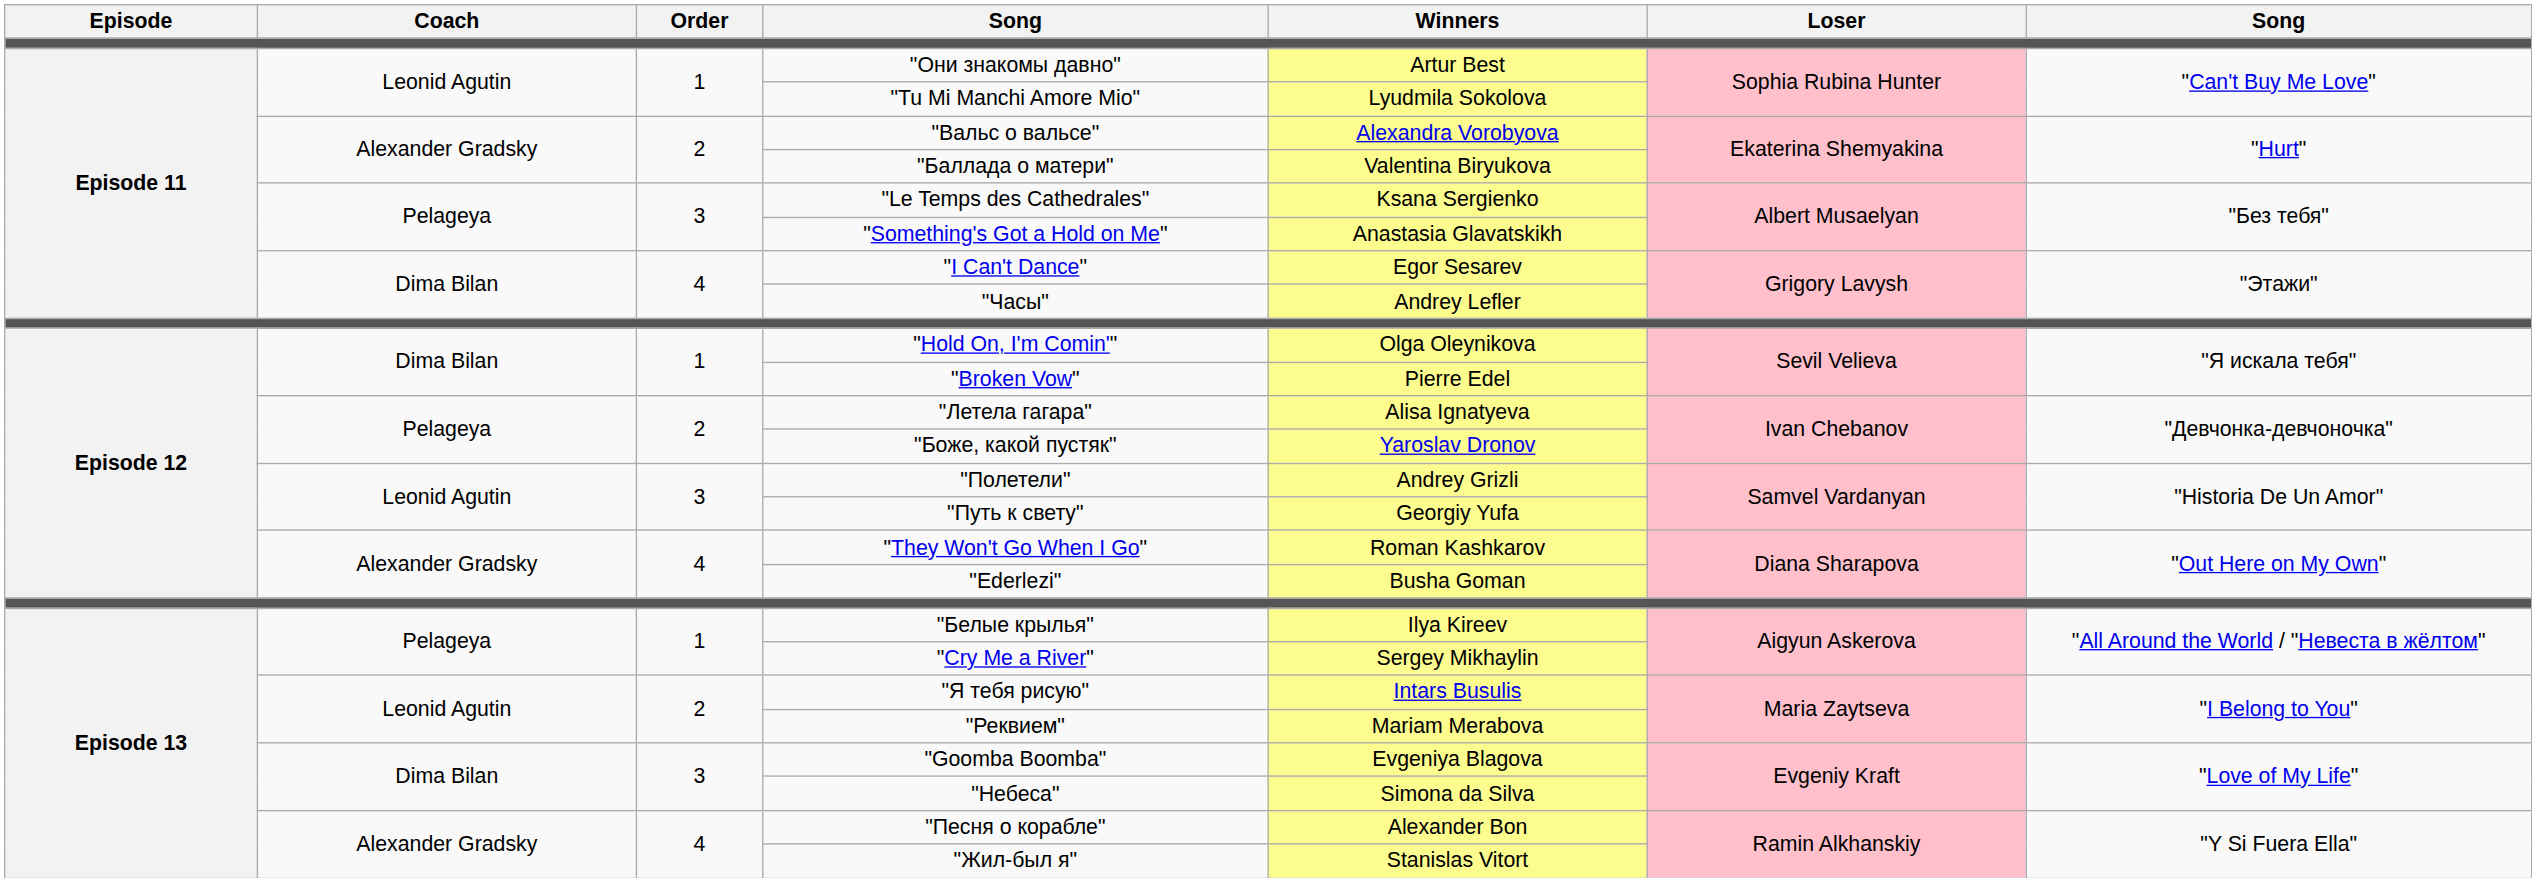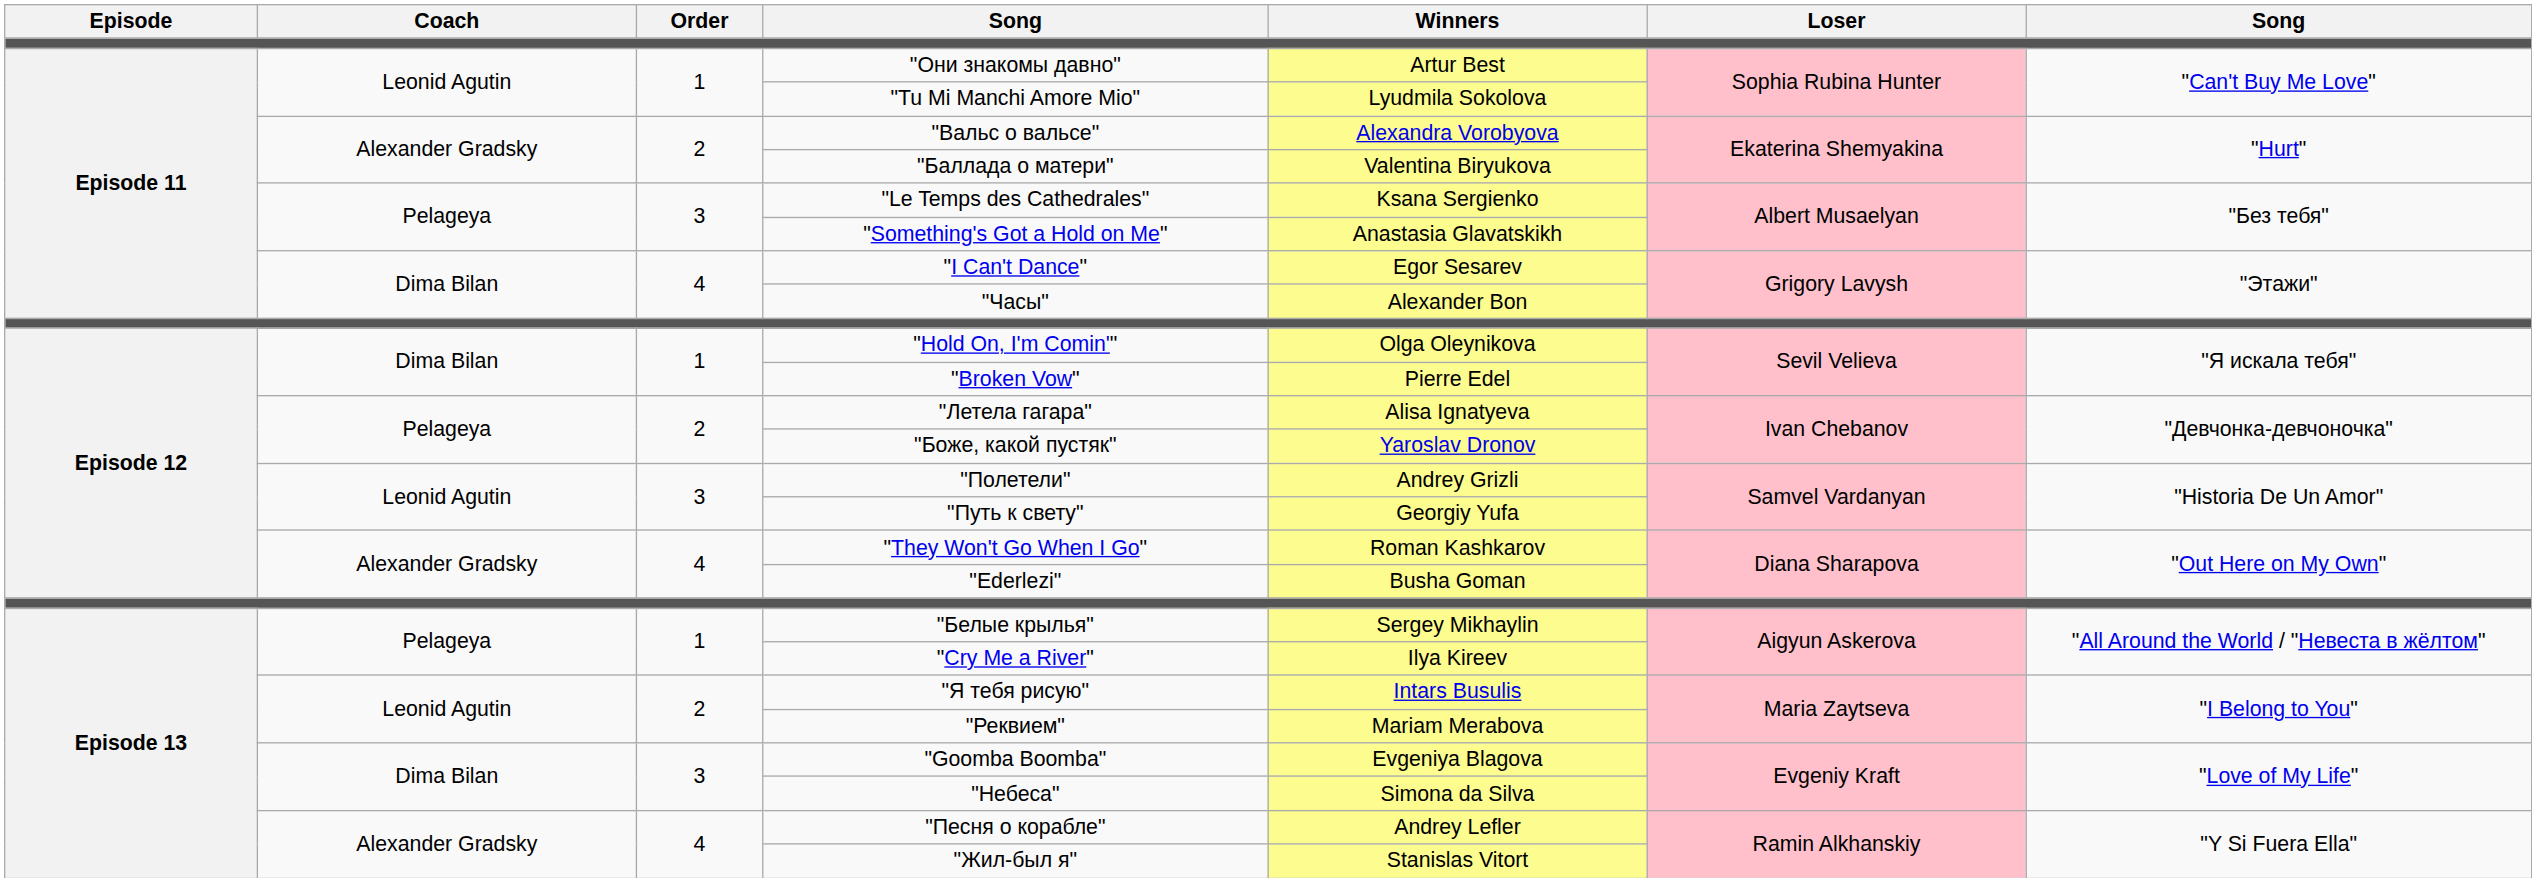(1457, 301) Andrey Lefler -> (1458, 301) Alexander Bon
(1457, 624) Ilya Kireev -> (1457, 624) Sergey Mikhaylin
(1457, 658) Sergey Mikhaylin -> (1457, 658) Ilya Kireev
(1458, 827) Alexander Bon -> (1457, 827) Andrey Lefler
